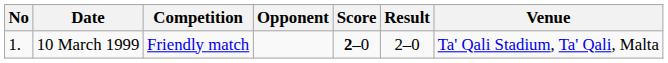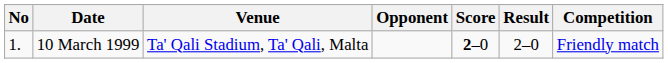columns swapped: (548, 17) <-> (198, 17)
